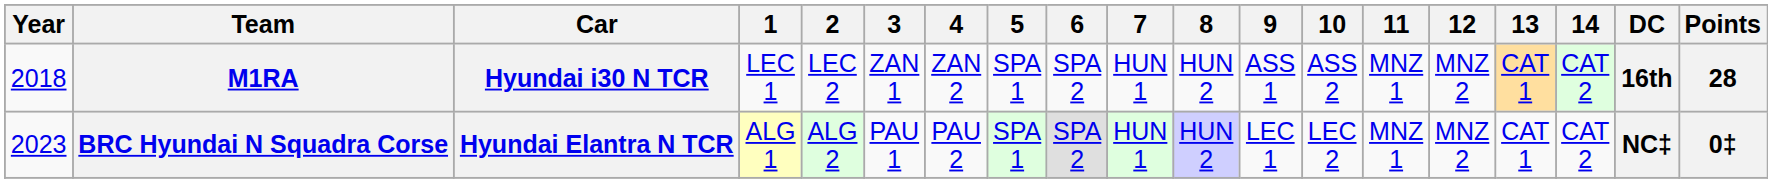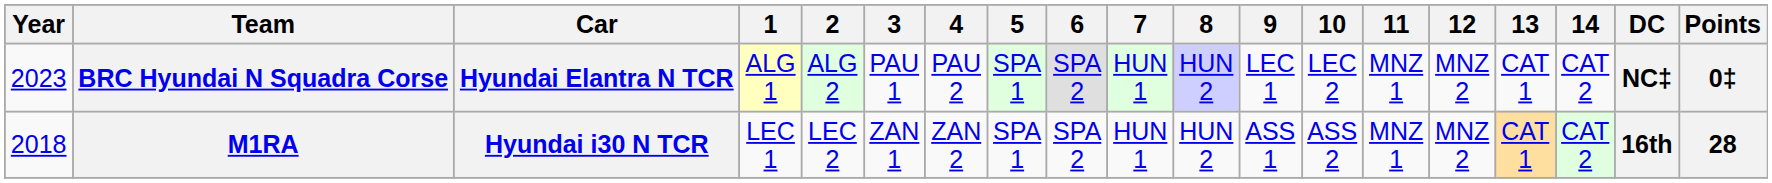rows swapped: (263, 77) <-> (263, 145)
